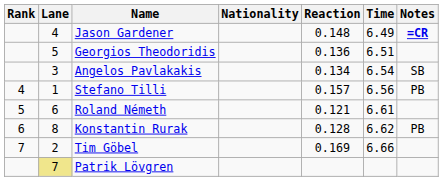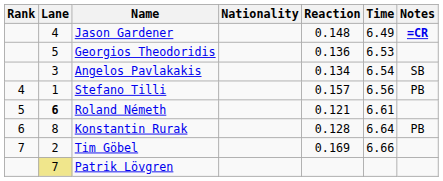(380, 52) 6.51 -> (380, 52) 6.53
(55, 109) normal -> (55, 109) bold
(380, 128) 6.62 -> (380, 128) 6.64
